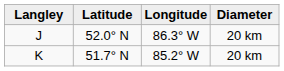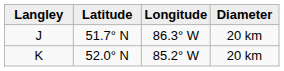(107, 35) 52.0° N -> (107, 35) 51.7° N
(107, 55) 51.7° N -> (107, 55) 52.0° N
